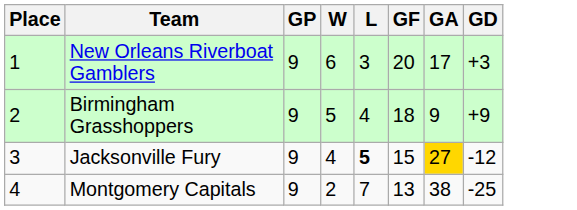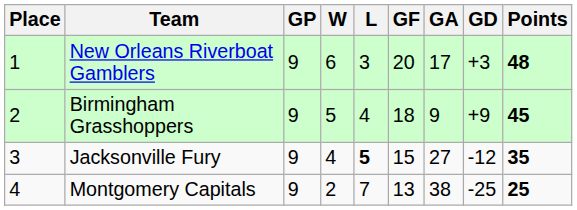+ column: (538, 20)
(440, 158) gold background -> (440, 158) no background
